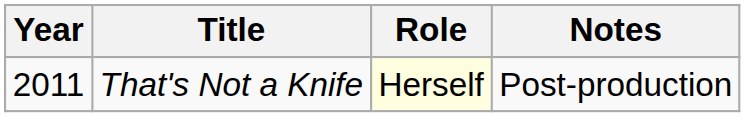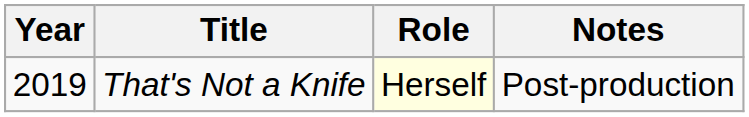(48, 83) 2011 -> (50, 83) 2019
